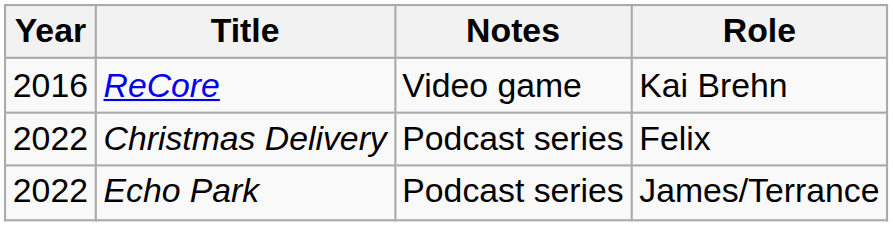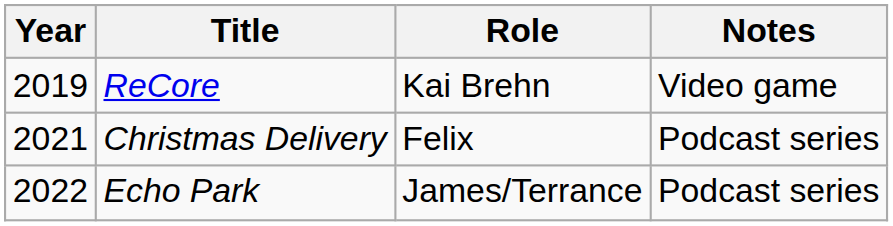columns swapped: (759, 31) <-> (513, 31)
(50, 84) 2016 -> (50, 84) 2019
(50, 138) 2022 -> (50, 138) 2021
